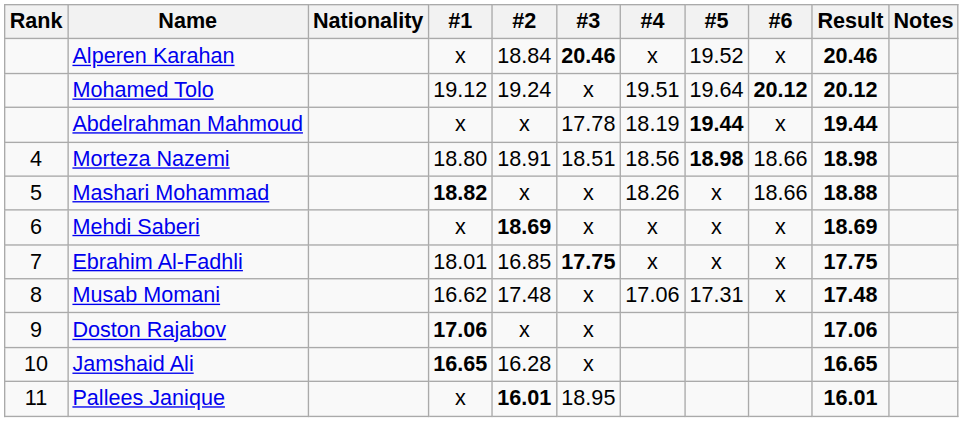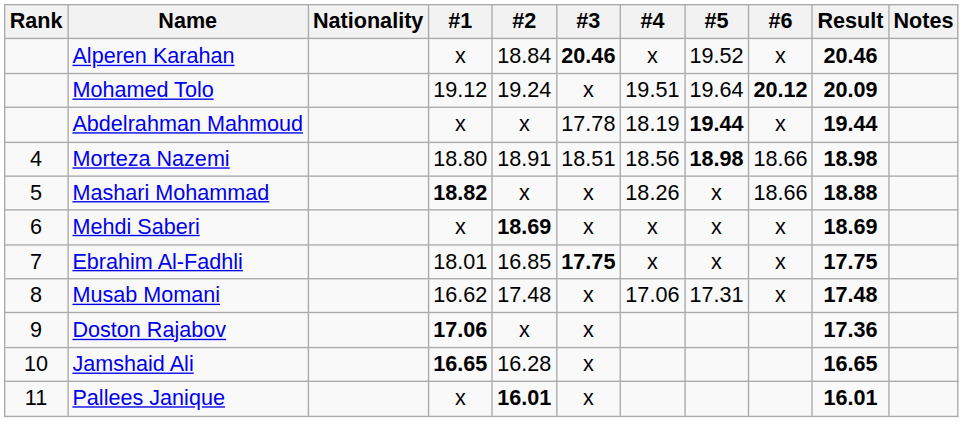(850, 90) 20.12 -> (850, 90) 20.09
(850, 329) 17.06 -> (850, 329) 17.36
(588, 398) 18.95 -> (588, 398) x
